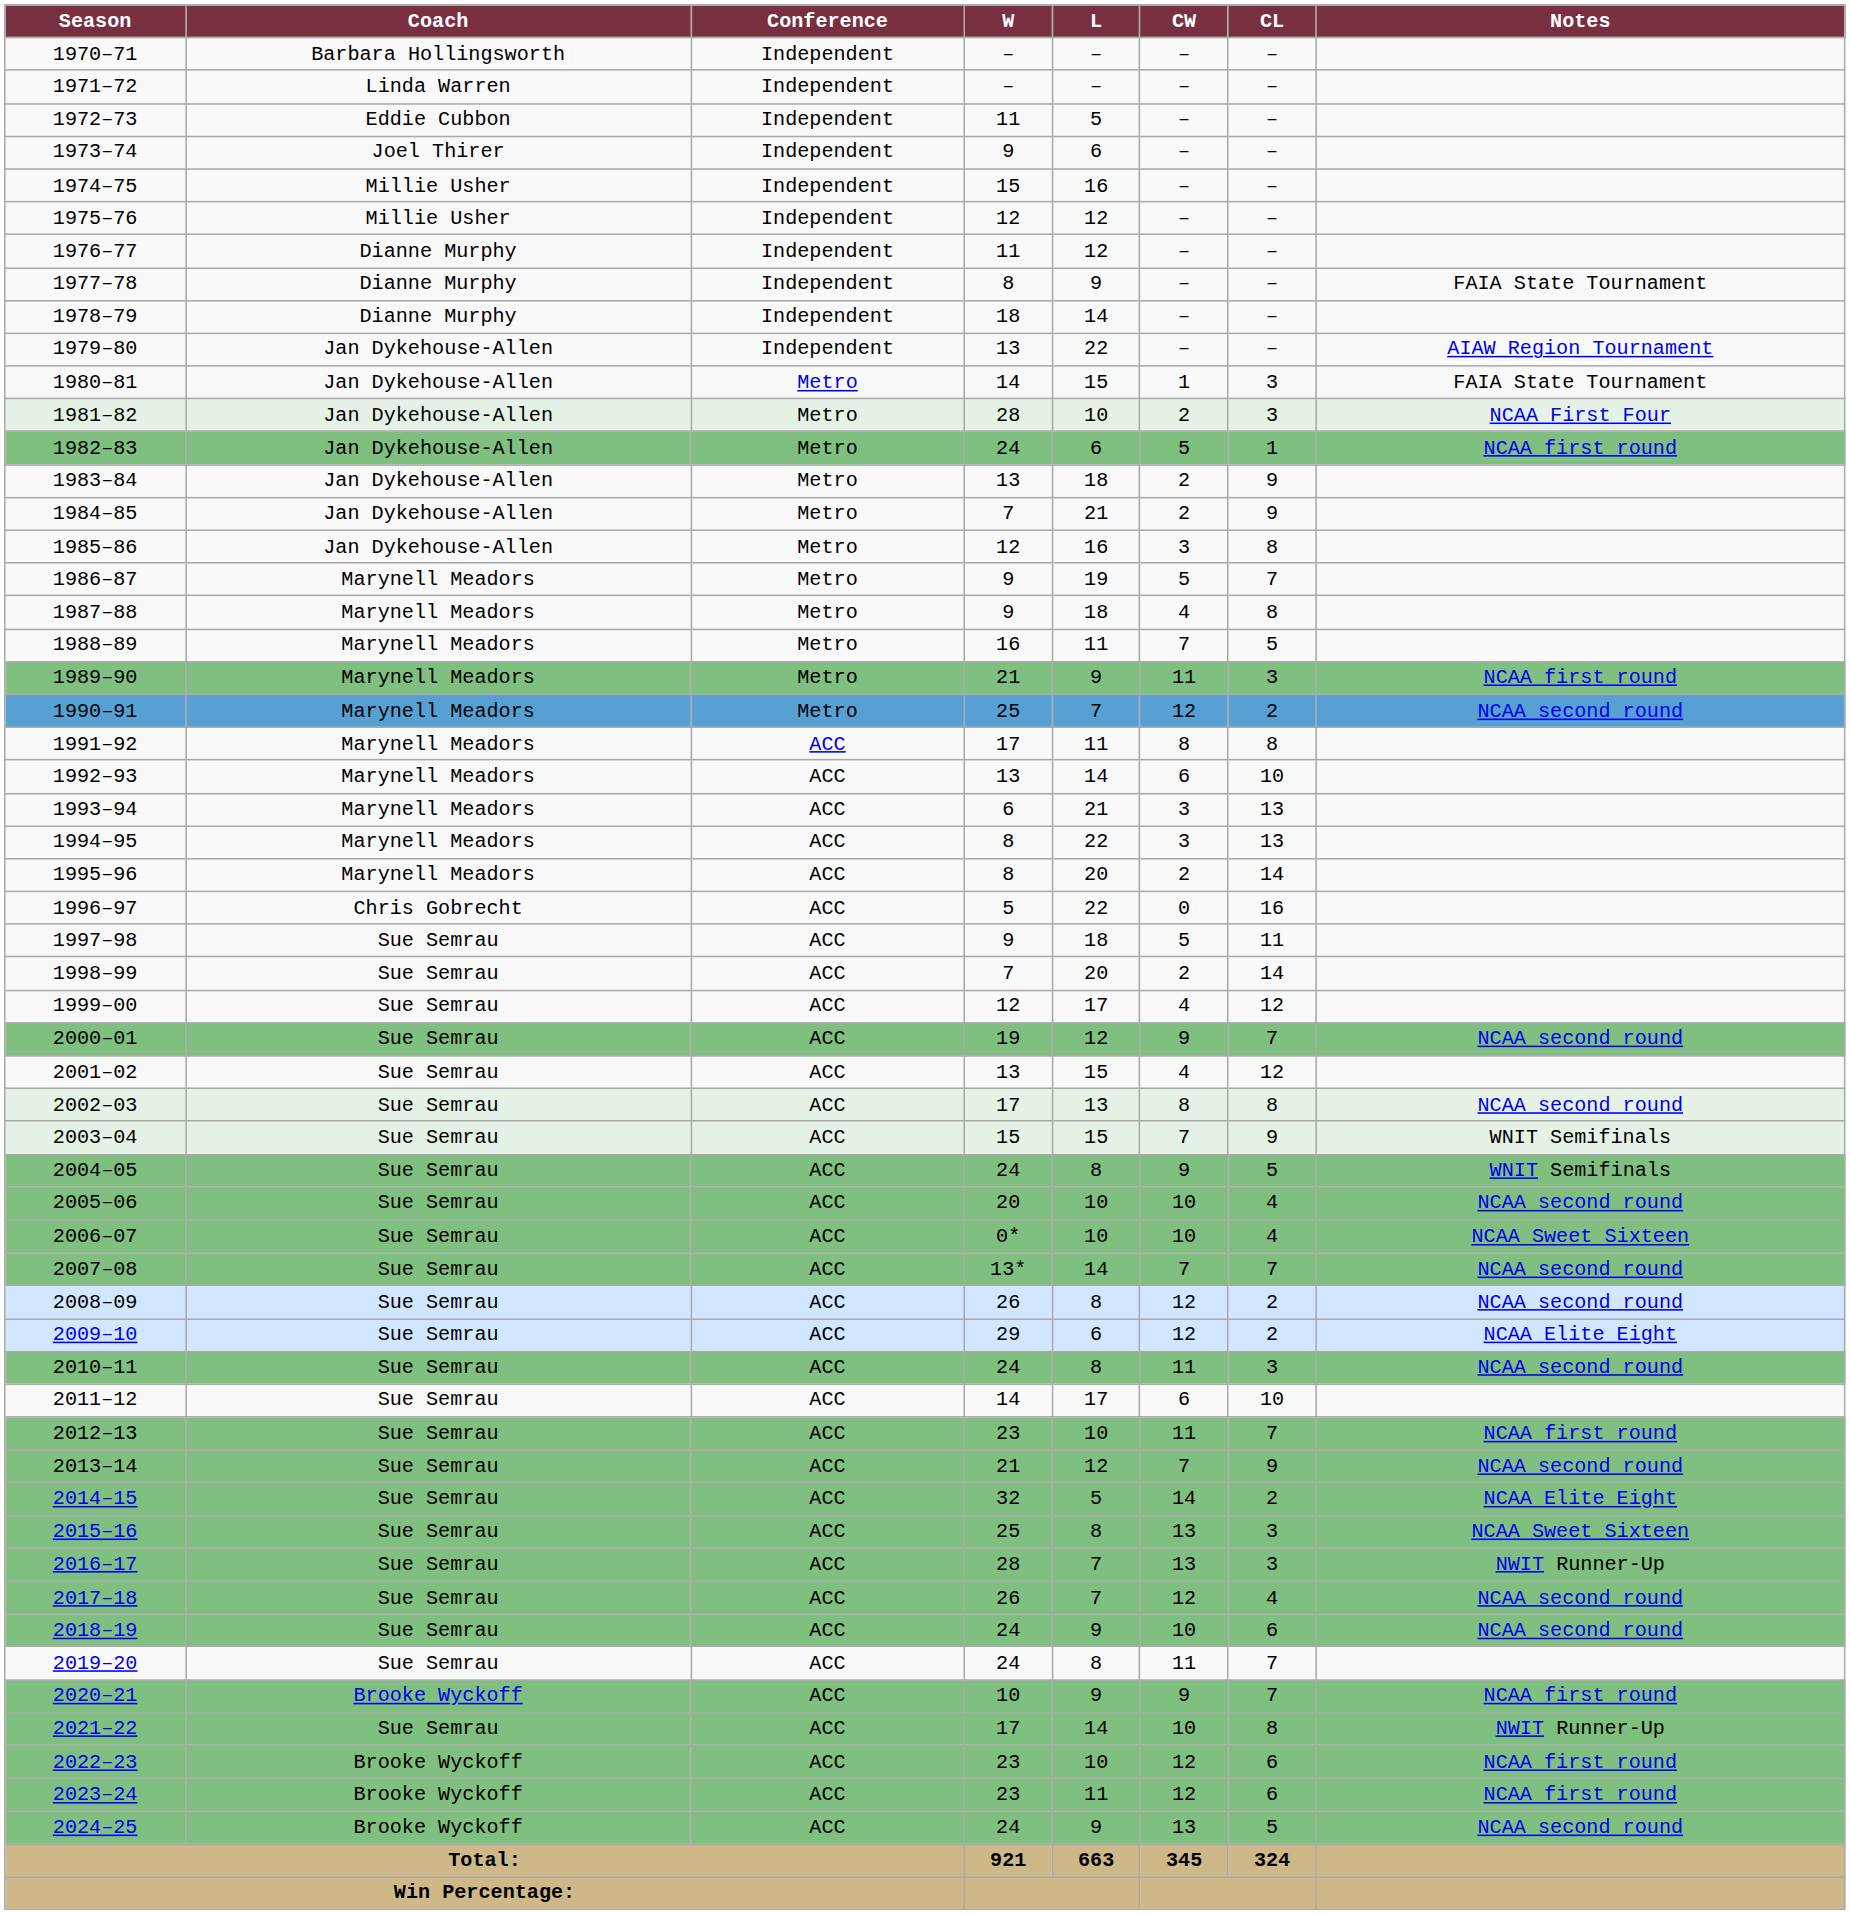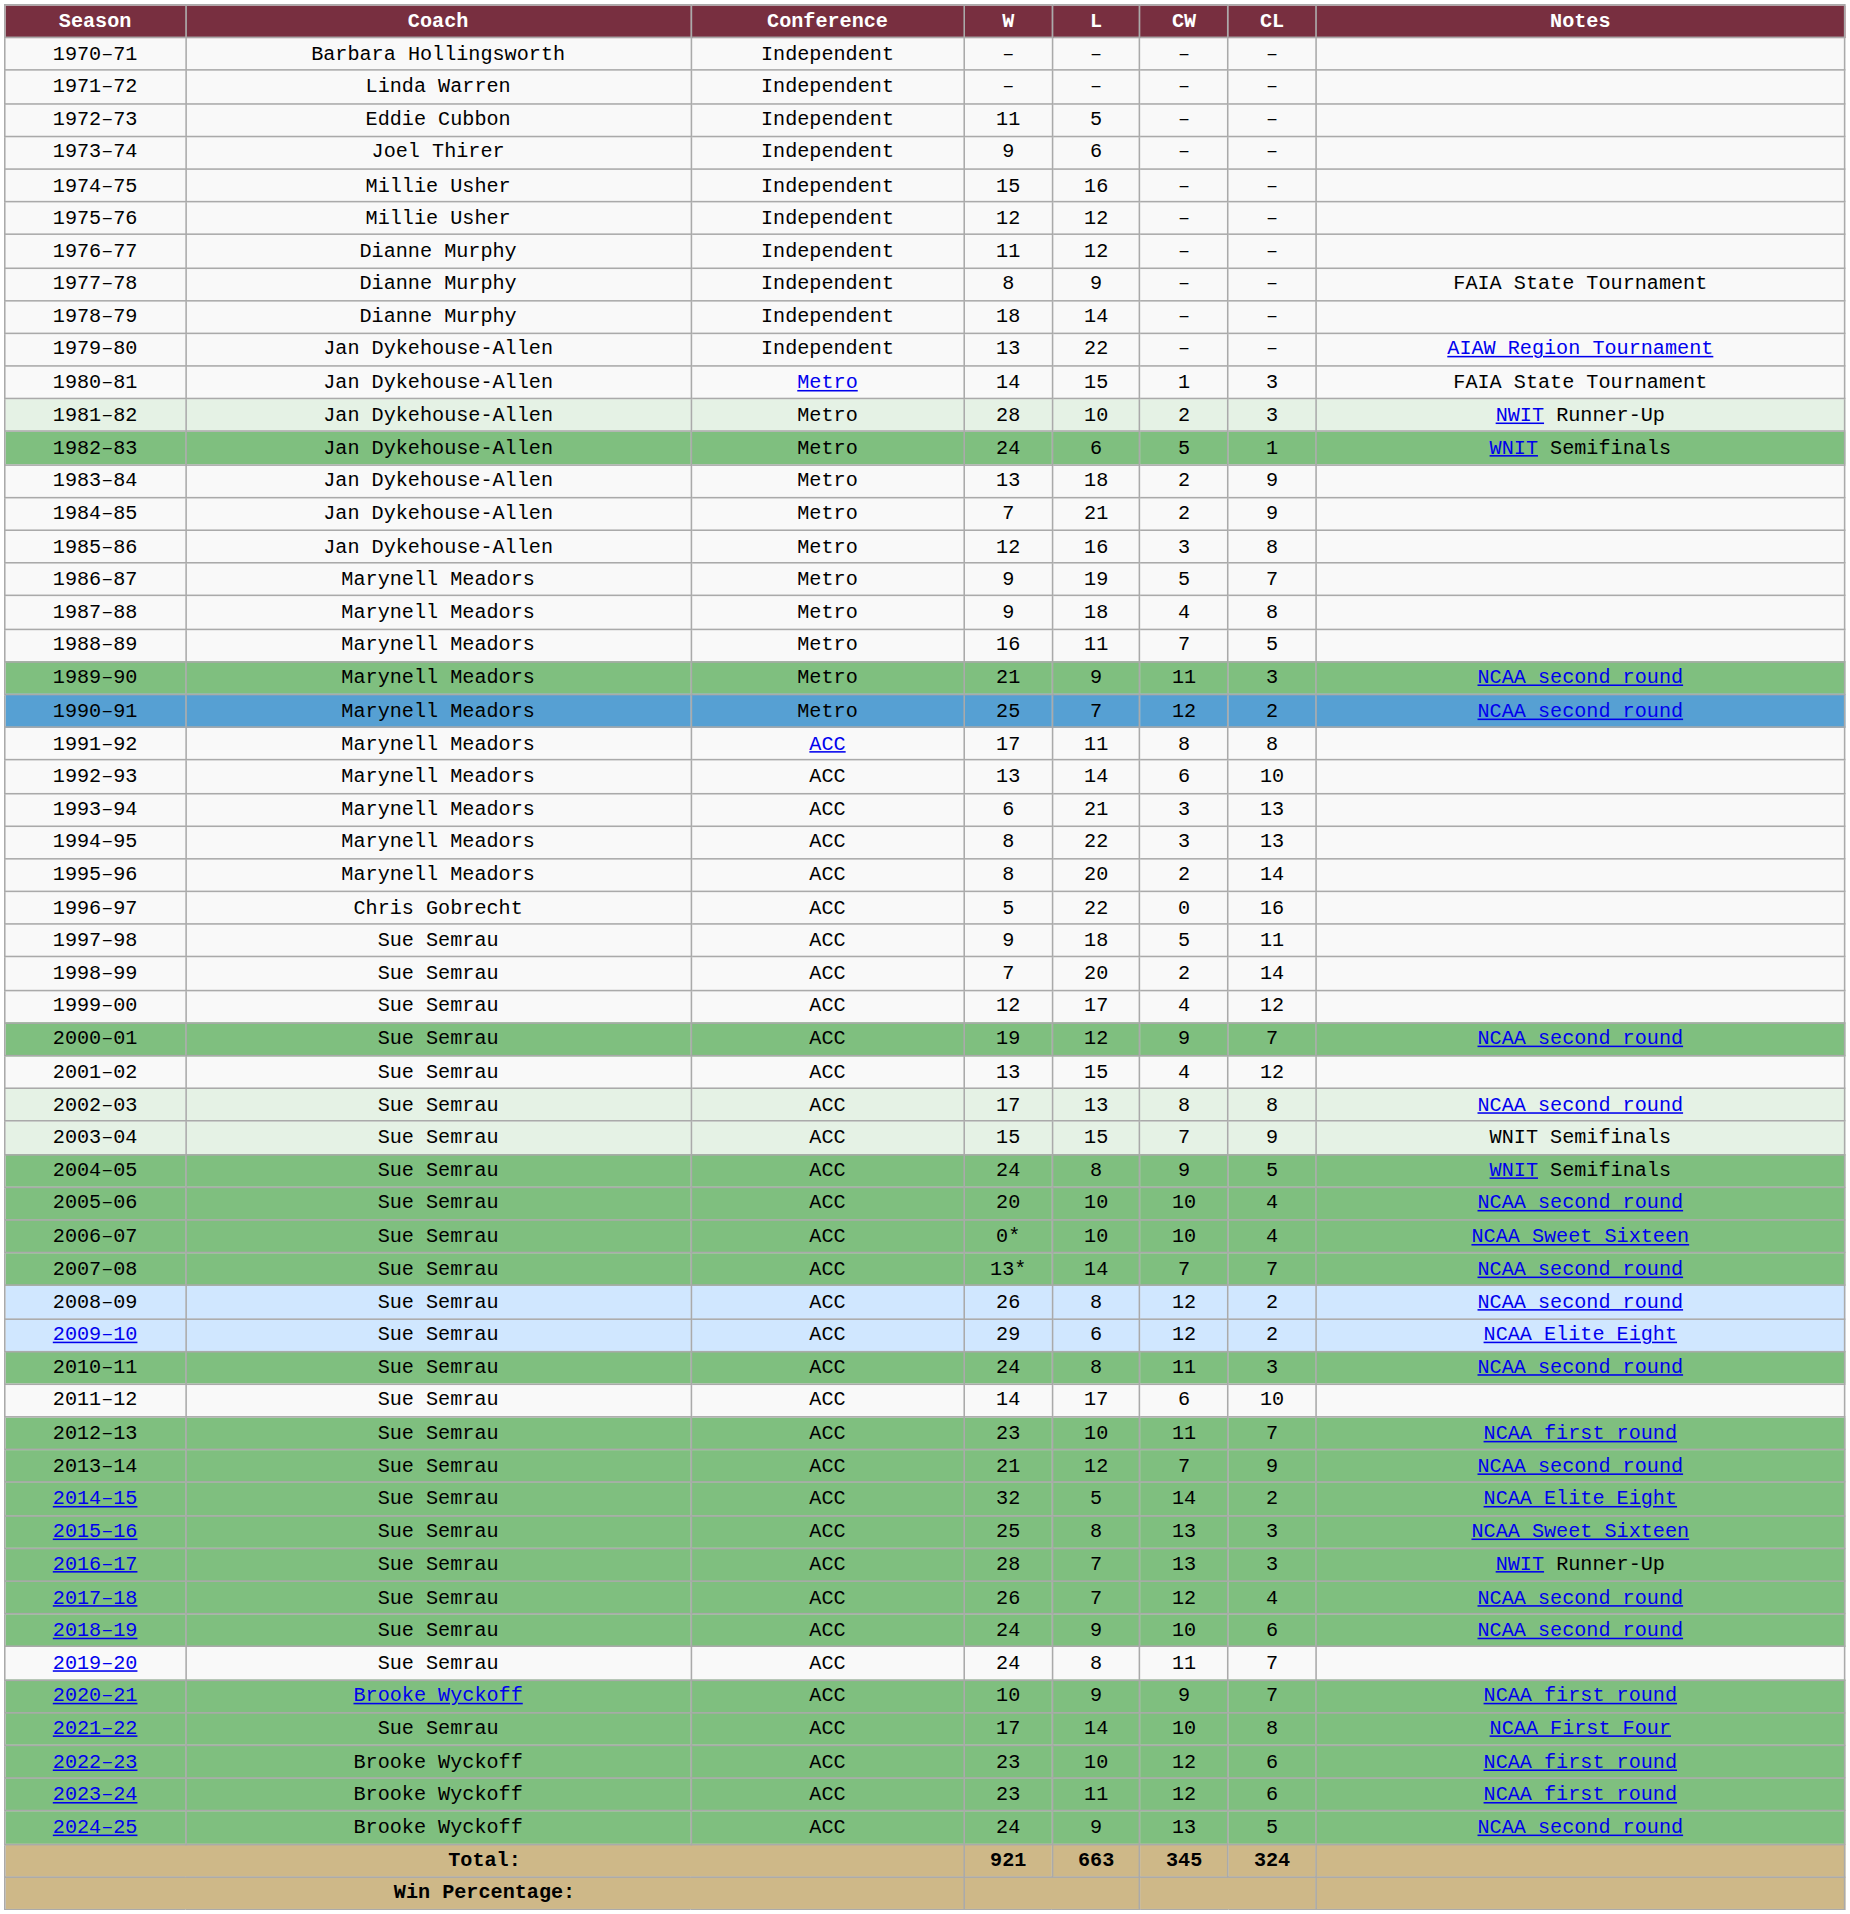(1580, 415) NCAA First Four -> (1580, 415) NWIT Runner-Up
(1580, 448) NCAA first round -> (1580, 448) WNIT Semifinals
(1580, 678) NCAA first round -> (1580, 678) NCAA second round
(1580, 1729) NWIT Runner-Up -> (1580, 1729) NCAA First Four
